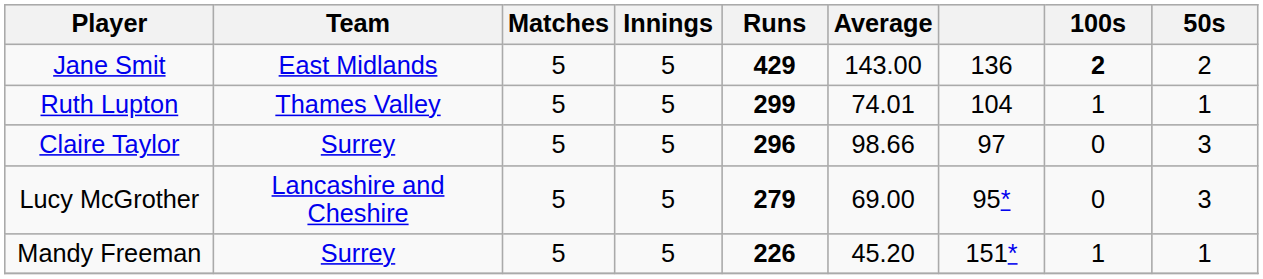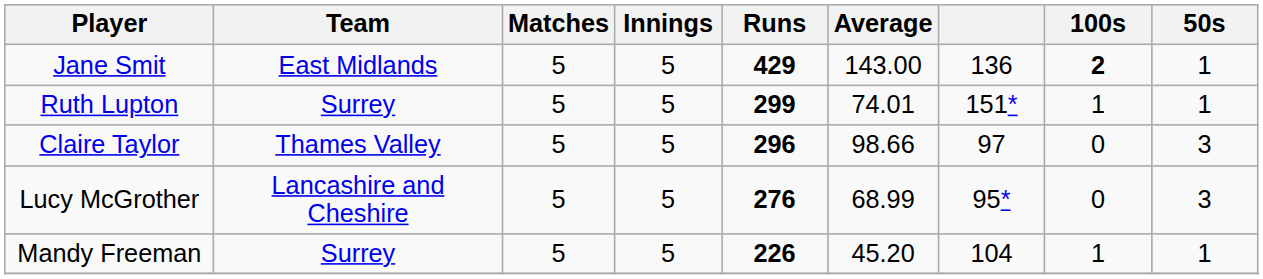(1204, 64) 2 -> (1204, 64) 1
(358, 104) Thames Valley -> (358, 104) Surrey
(992, 104) 104 -> (992, 104) 151*
(358, 144) Surrey -> (358, 144) Thames Valley
(775, 199) 279 -> (775, 199) 276
(883, 199) 69.00 -> (883, 199) 68.99
(992, 253) 151* -> (992, 253) 104
